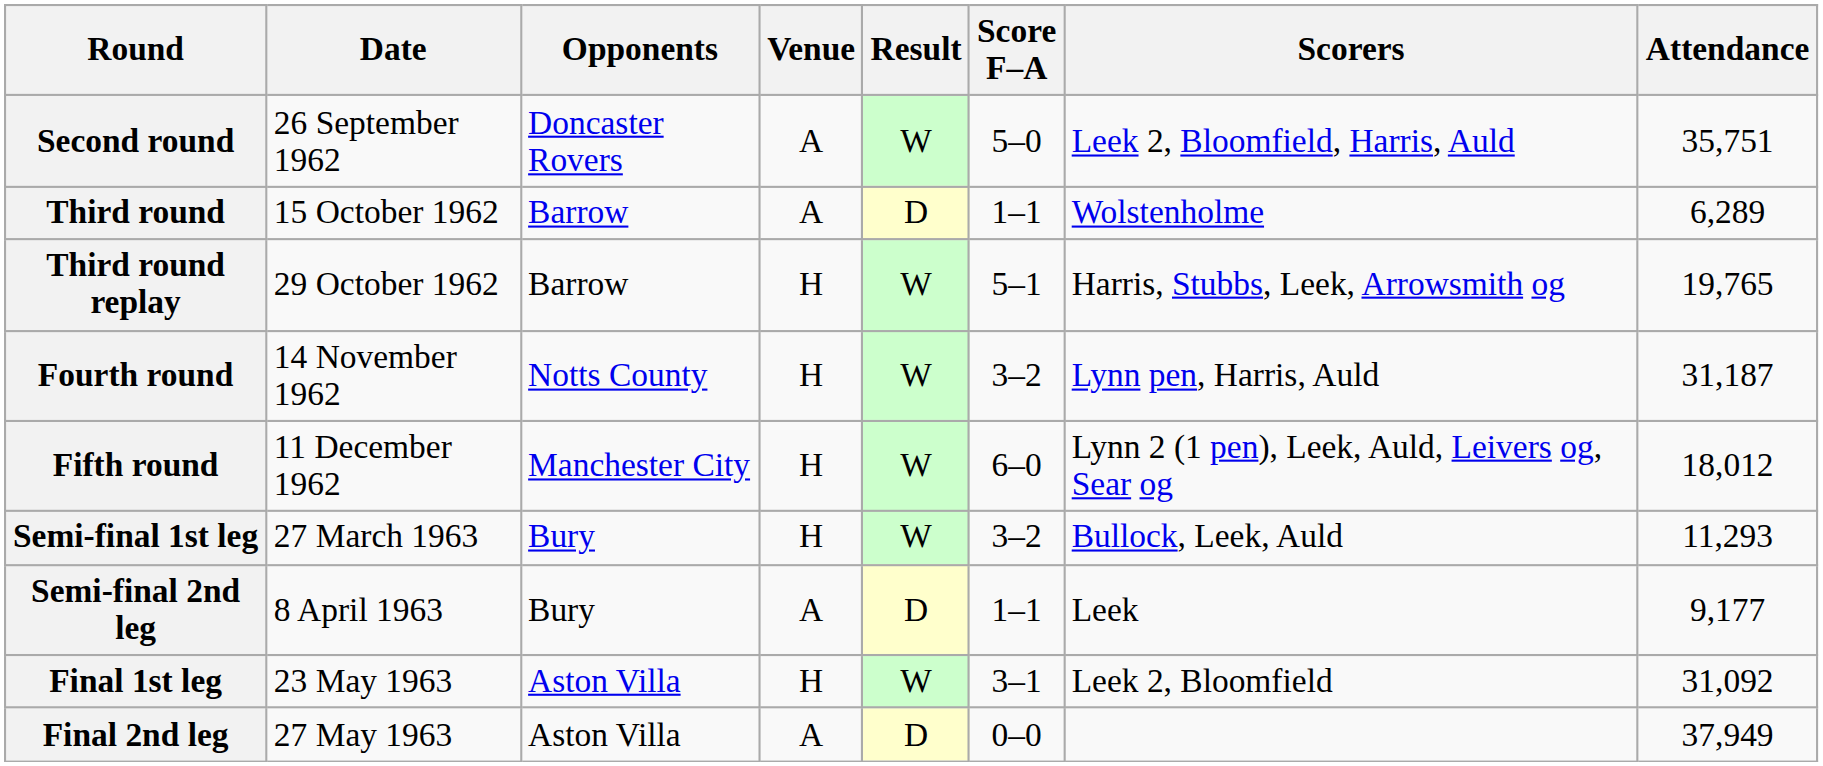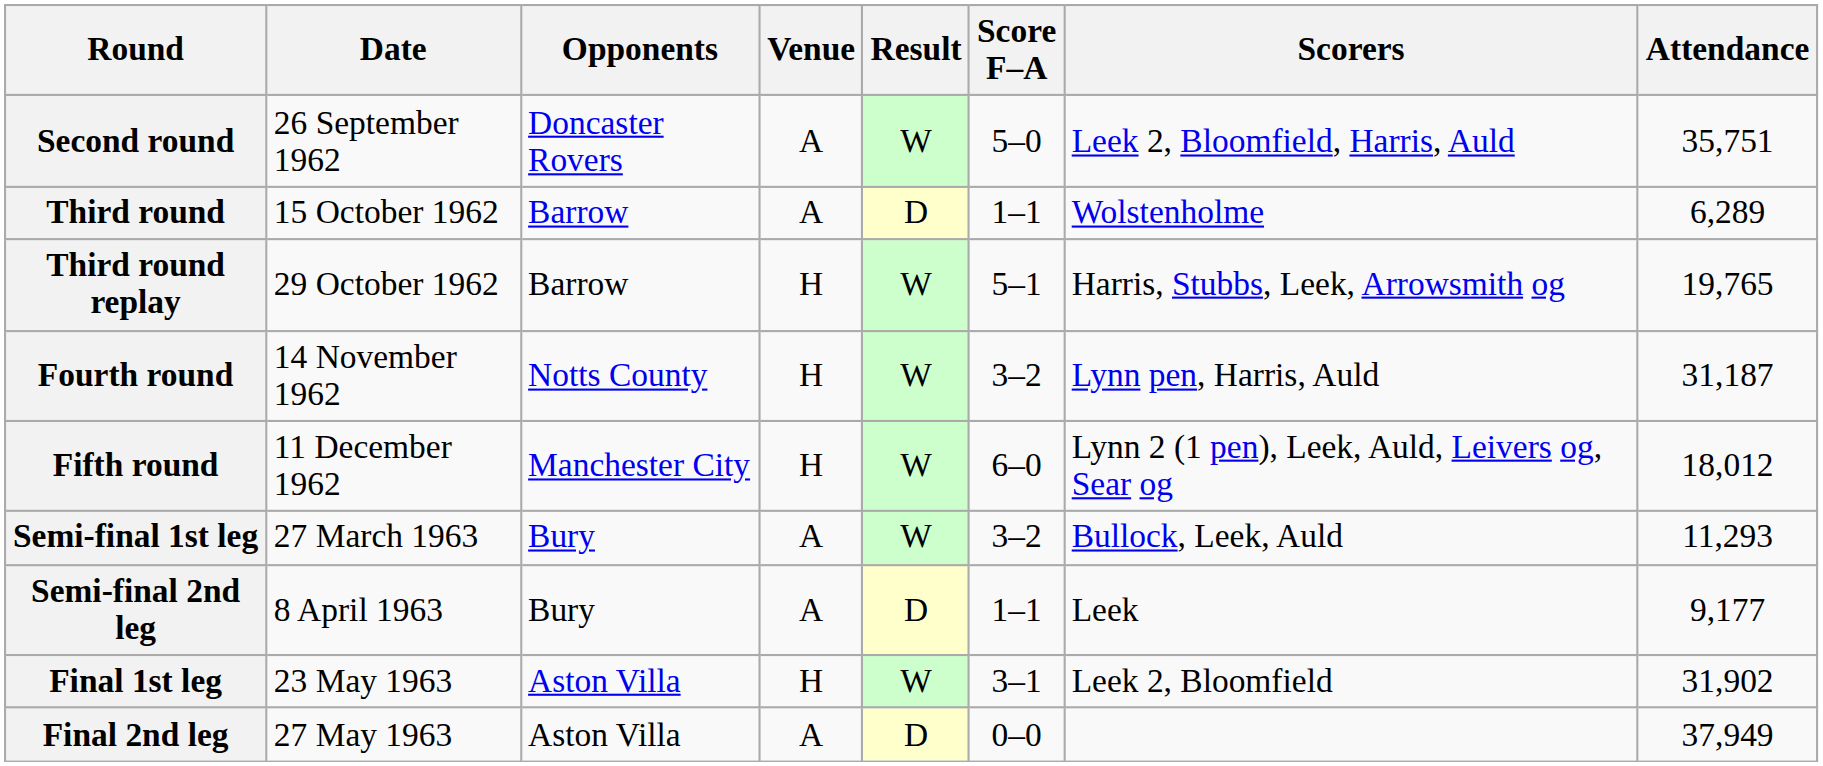(811, 537) H -> (811, 537) A
(1728, 681) 31,092 -> (1728, 681) 31,902
